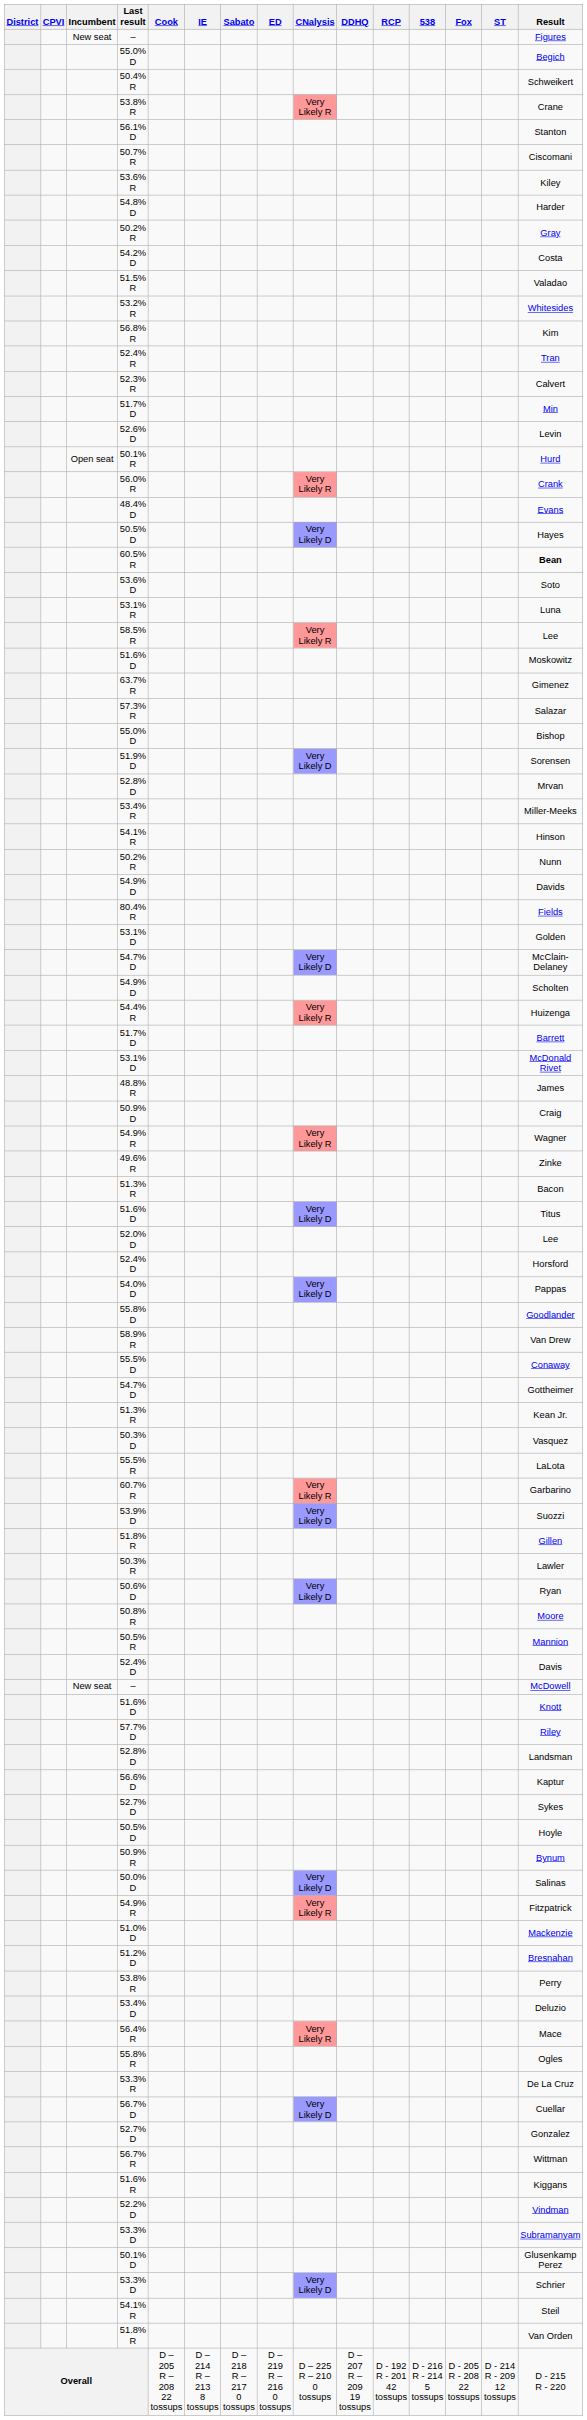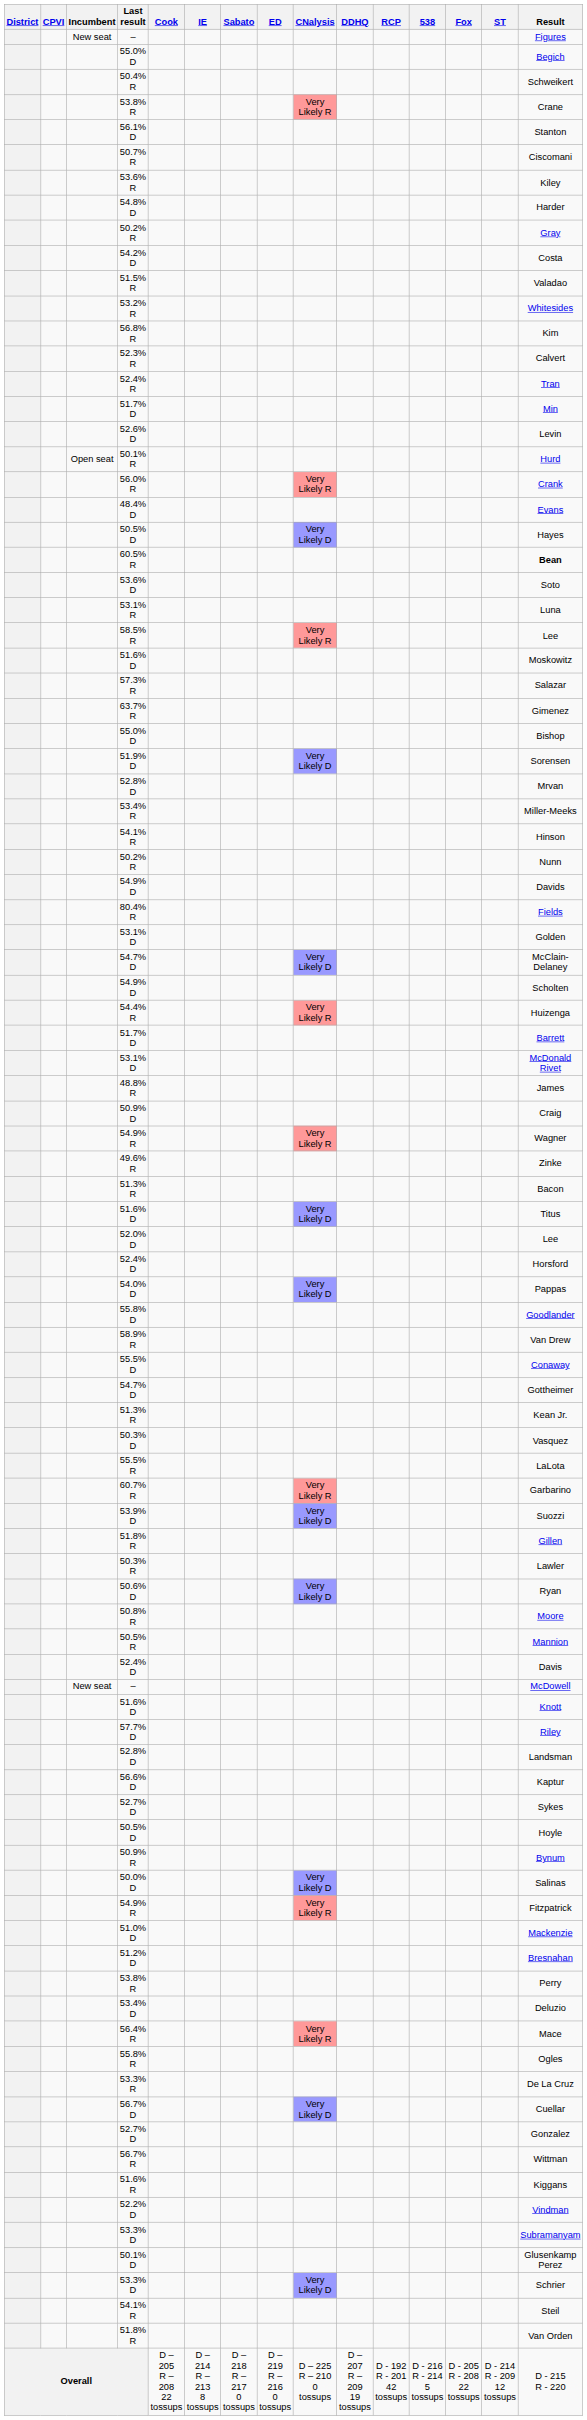rows swapped: (92, 384) <-> (92, 359)
rows swapped: (92, 711) <-> (92, 686)
